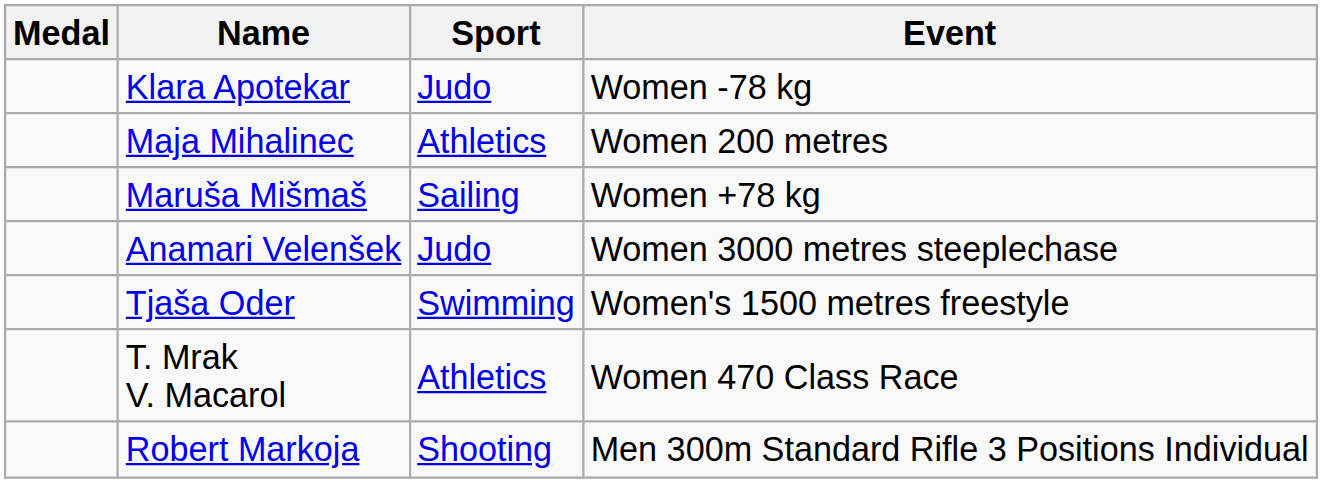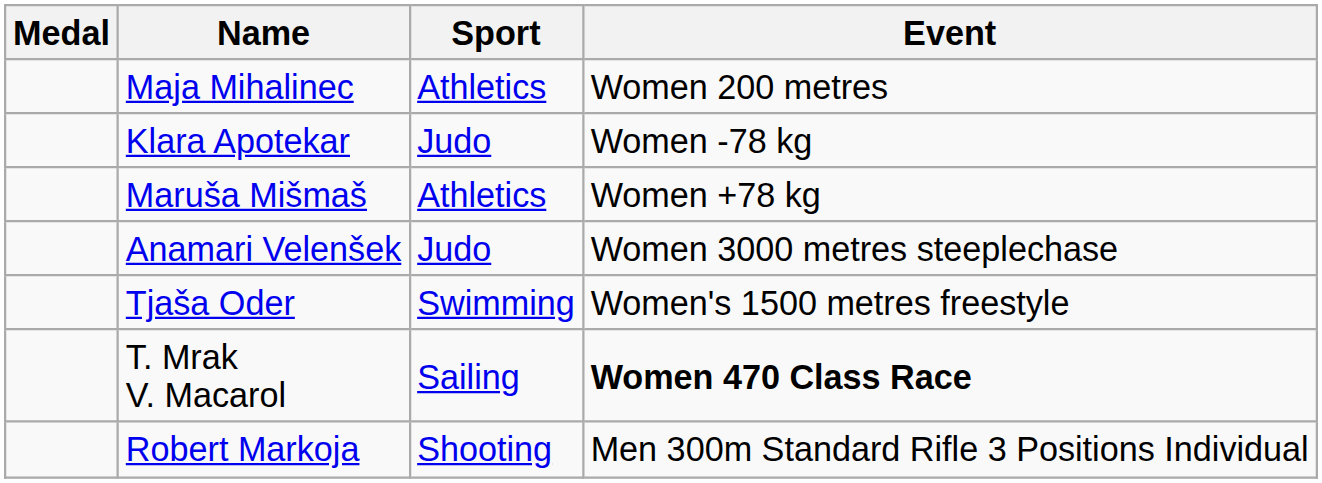rows swapped: (240, 141) <-> (238, 87)
(468, 195) Sailing -> (482, 195) Athletics
(482, 376) Athletics -> (468, 376) Sailing
(775, 376) normal -> (781, 376) bold
